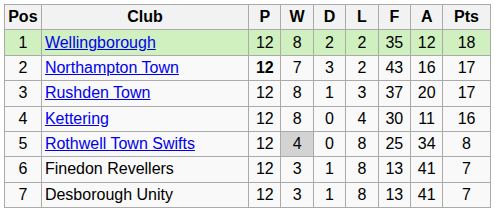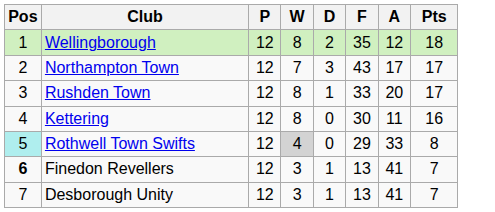- column: (362, 17)
(265, 67) bold -> (265, 67) normal
(427, 67) 16 -> (394, 67) 17
(394, 93) 37 -> (362, 93) 33
(23, 144) no background -> (23, 144) paleturquoise background
(394, 144) 25 -> (362, 144) 29
(427, 144) 34 -> (394, 144) 33
(23, 169) normal -> (23, 169) bold
